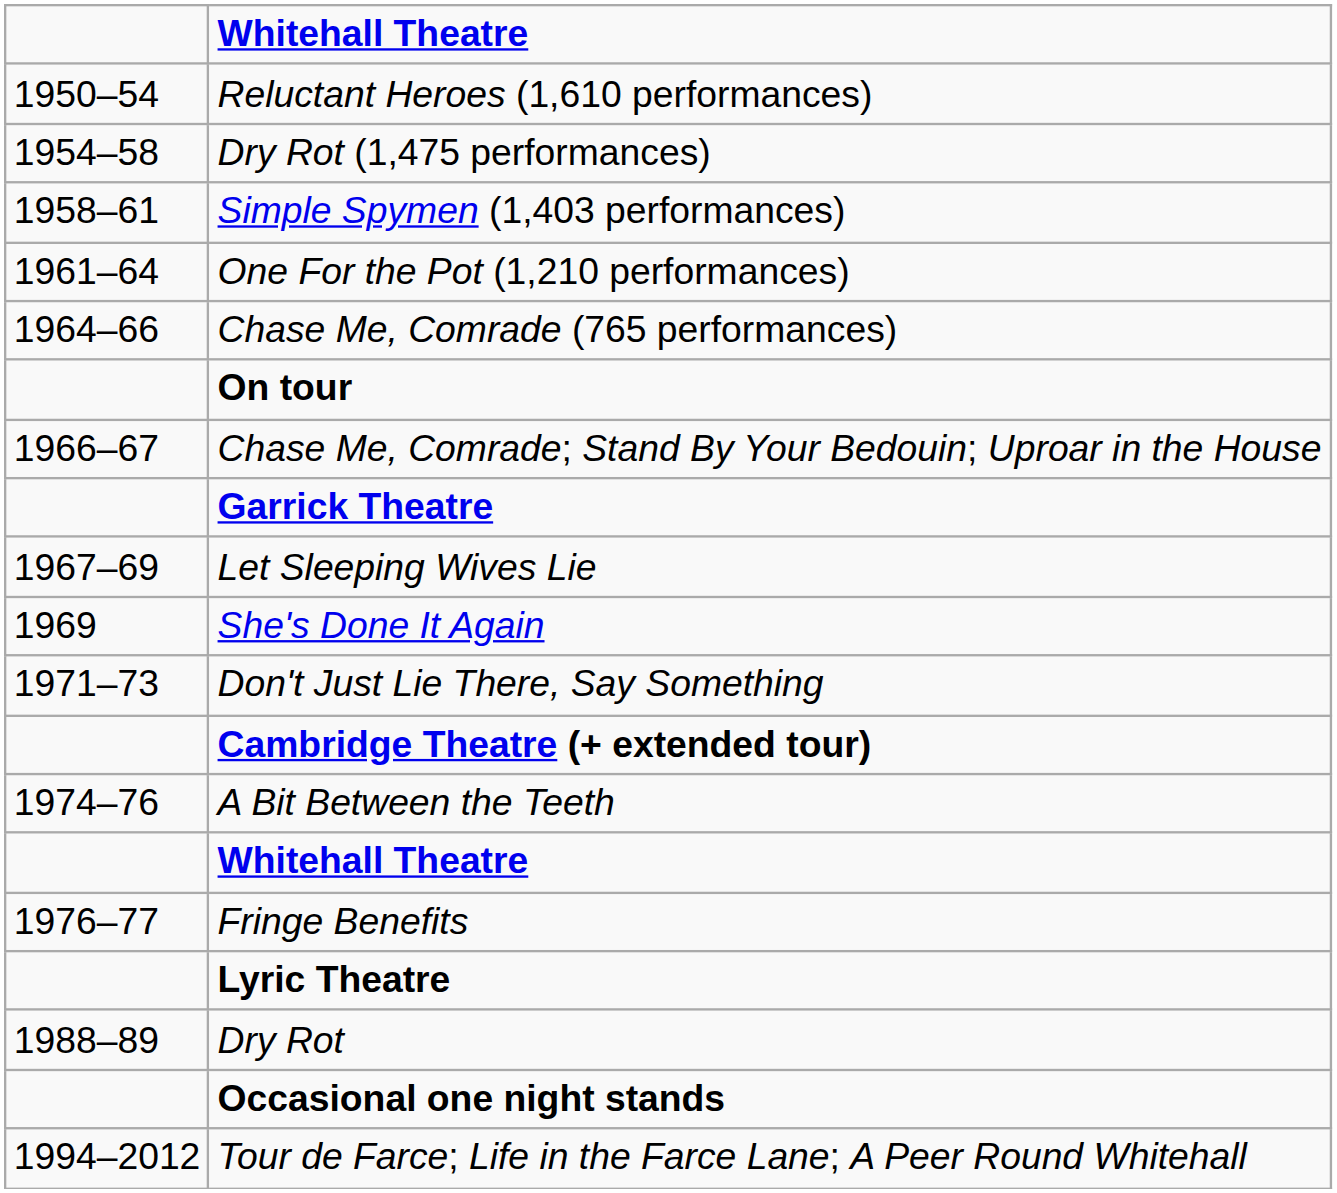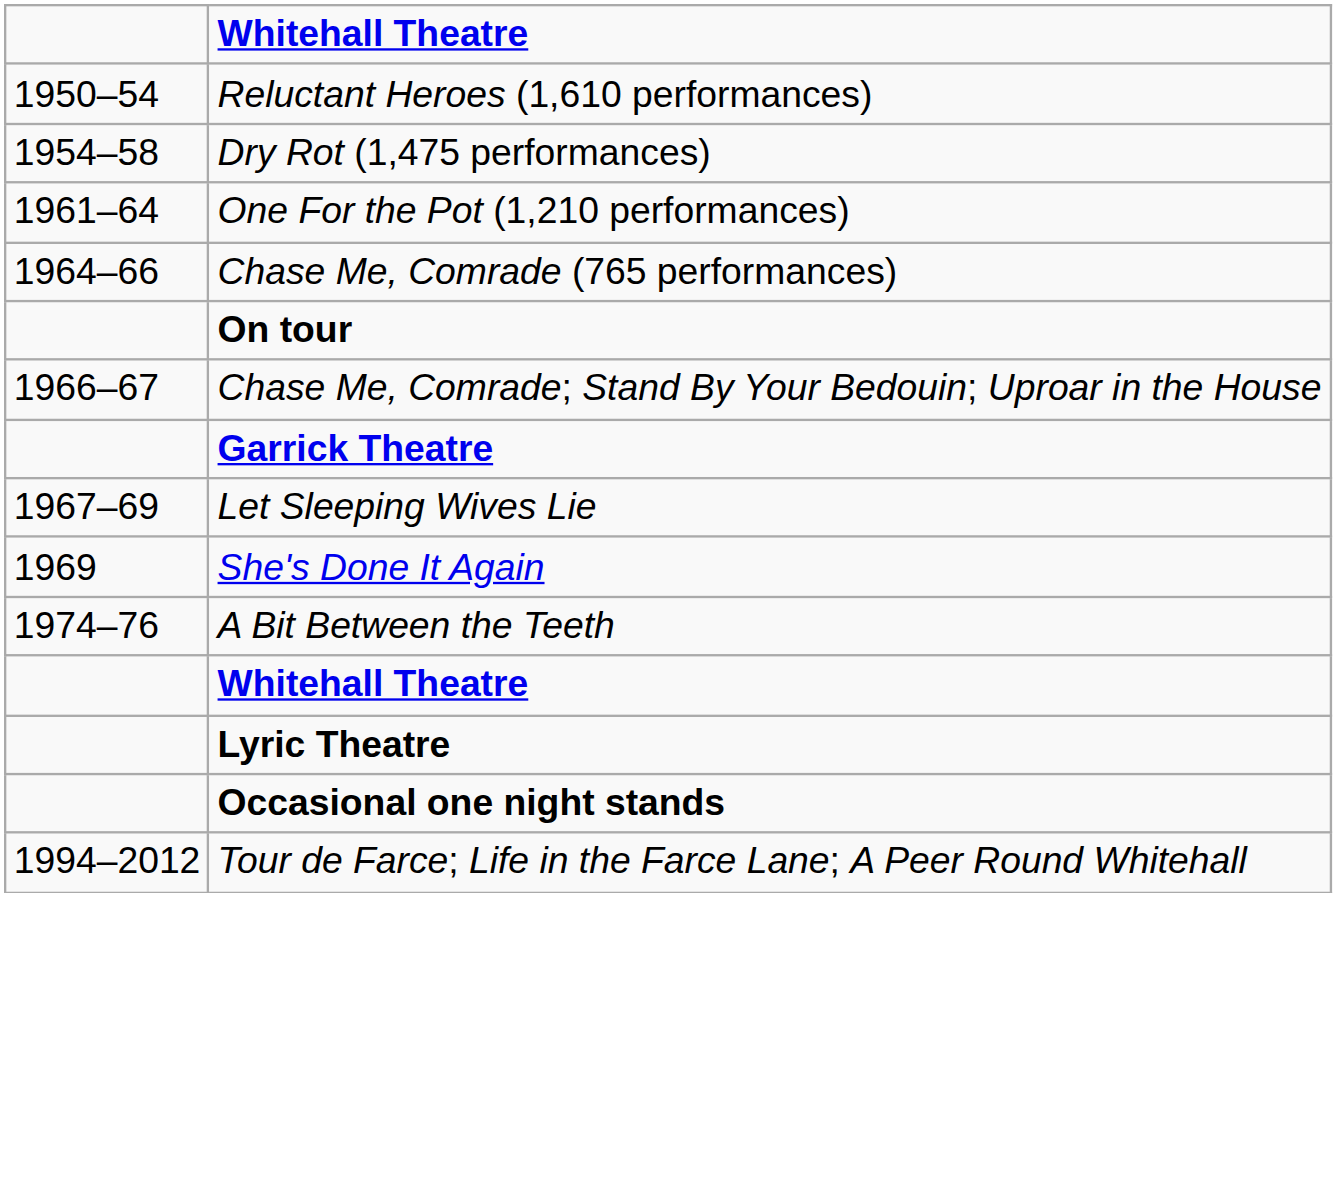- row: (531, 211)
- row: (521, 684)
- row: (544, 743)
- row: (343, 920)
- row: (281, 1039)
